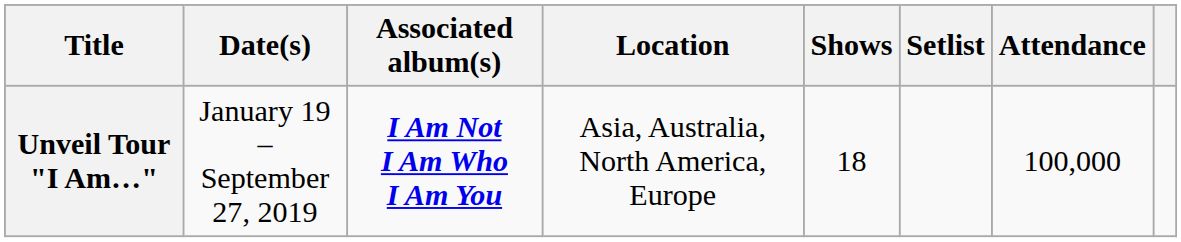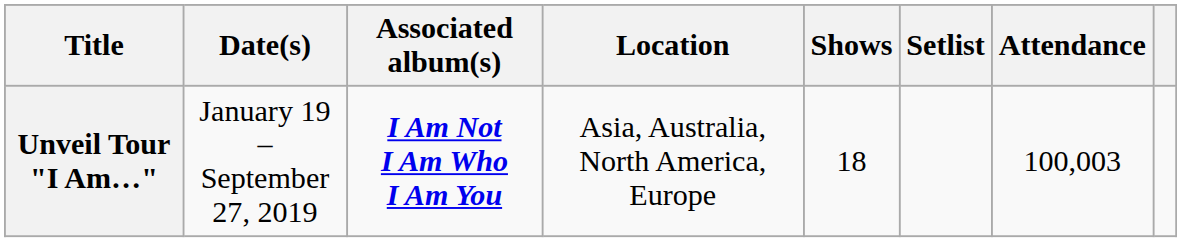(1072, 160) 100,000 -> (1072, 160) 100,003
